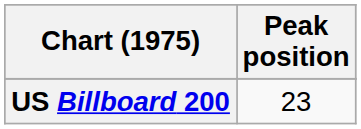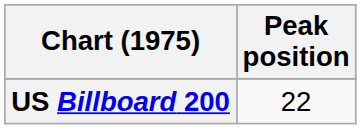(296, 100) 23 -> (296, 100) 22
